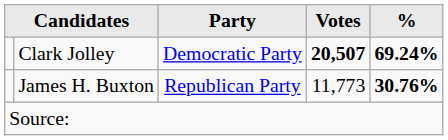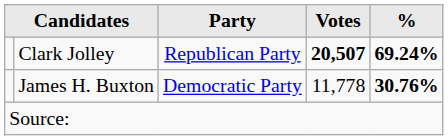(232, 53) Democratic Party -> (232, 53) Republican Party
(232, 86) Republican Party -> (232, 86) Democratic Party
(338, 86) 11,773 -> (338, 86) 11,778
